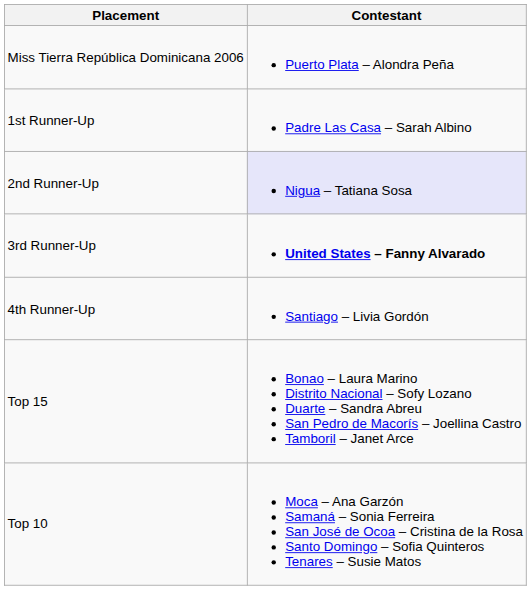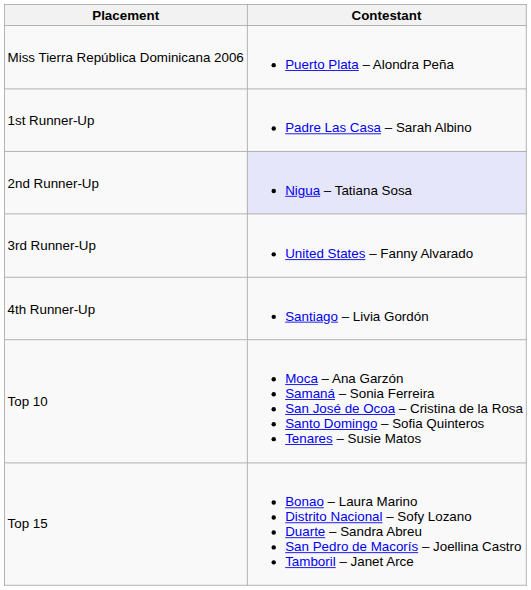(386, 253) bold -> (386, 253) normal
rows swapped: (28, 524) <-> (28, 401)
